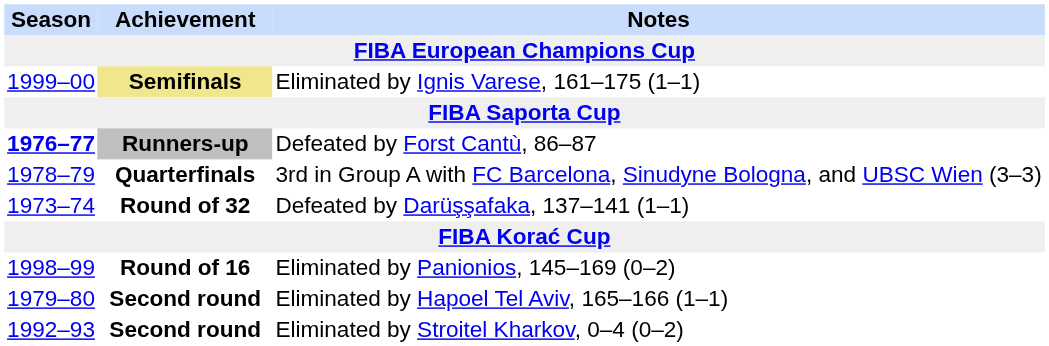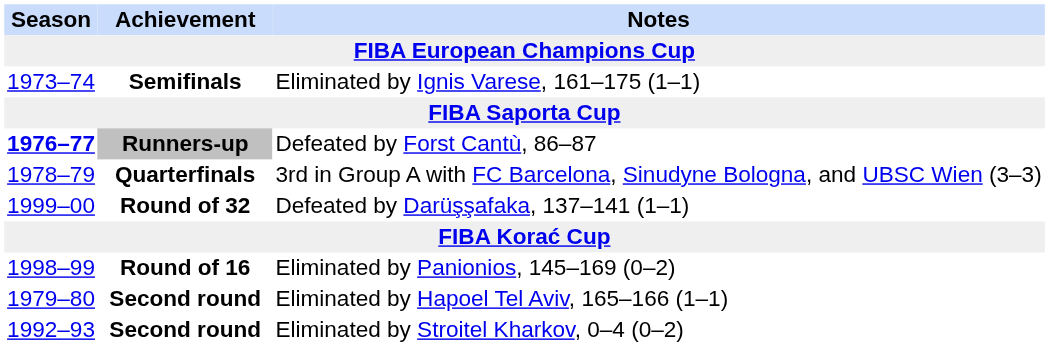(51, 81) 1999–00 -> (51, 81) 1973–74
(185, 81) khaki background -> (185, 81) no background
(51, 205) 1973–74 -> (51, 205) 1999–00
